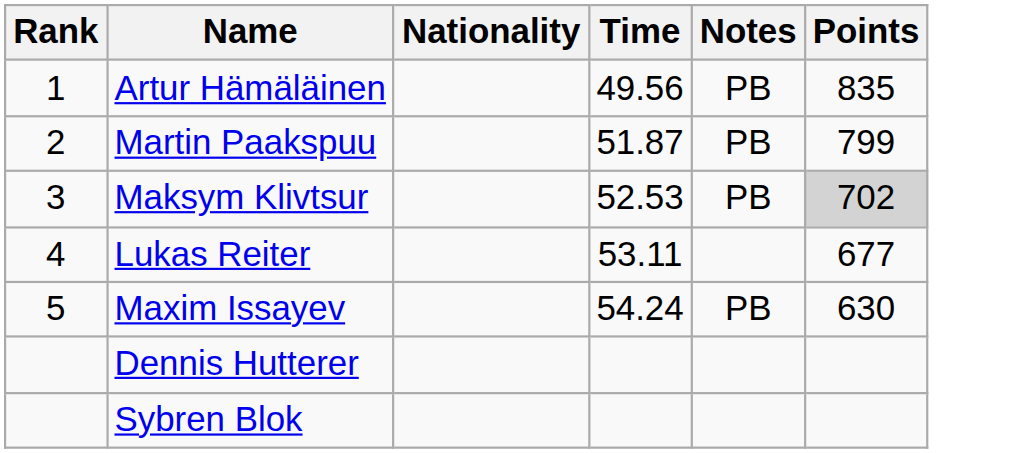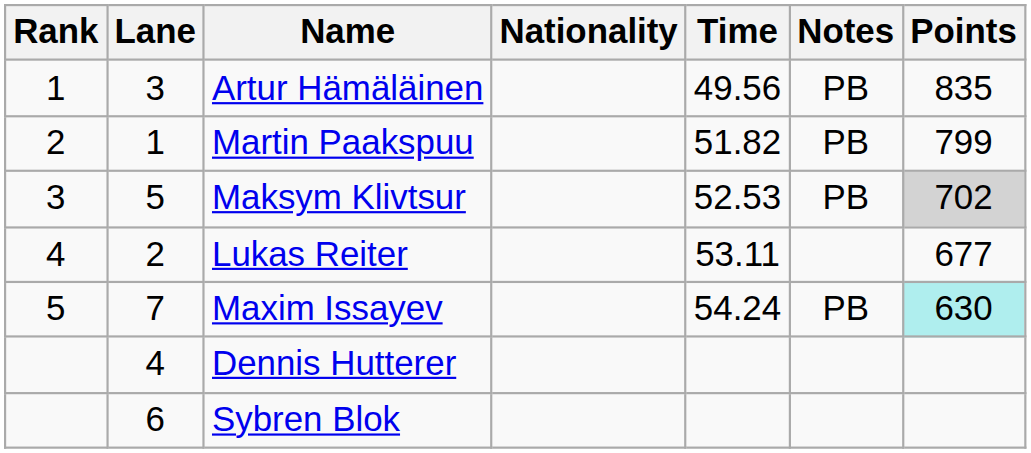+ column: (155, 32)
(640, 142) 51.87 -> (738, 142) 51.82
(866, 308) no background -> (964, 308) paleturquoise background
